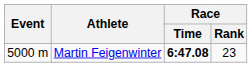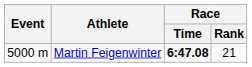(229, 53) 23 -> (229, 53) 21
